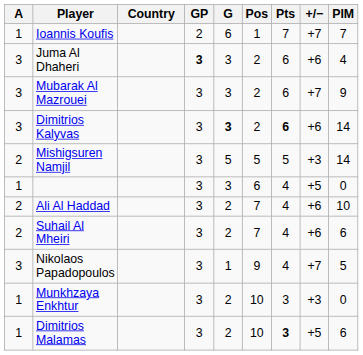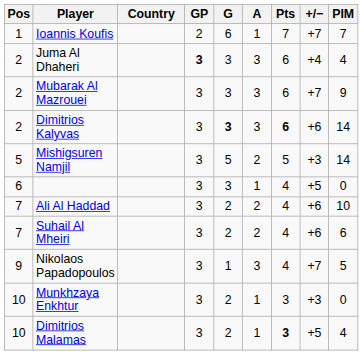columns swapped: (257, 14) <-> (19, 14)
(314, 60) +6 -> (314, 60) +4
(343, 333) 6 -> (343, 333) 4
